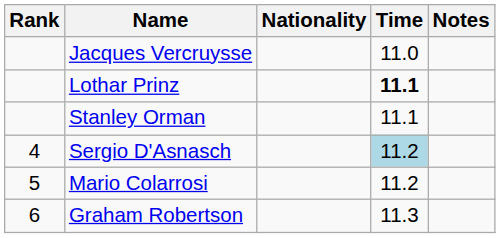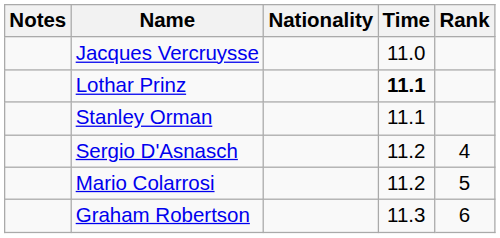columns swapped: (34, 20) <-> (461, 20)
(399, 150) lightblue background -> (406, 150) no background
